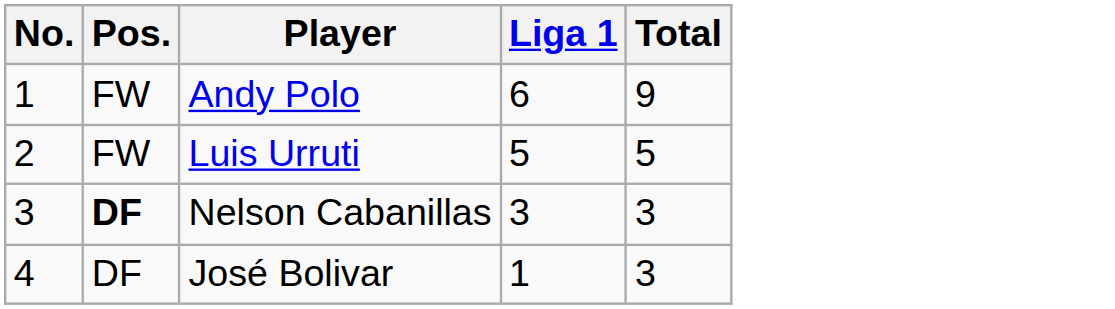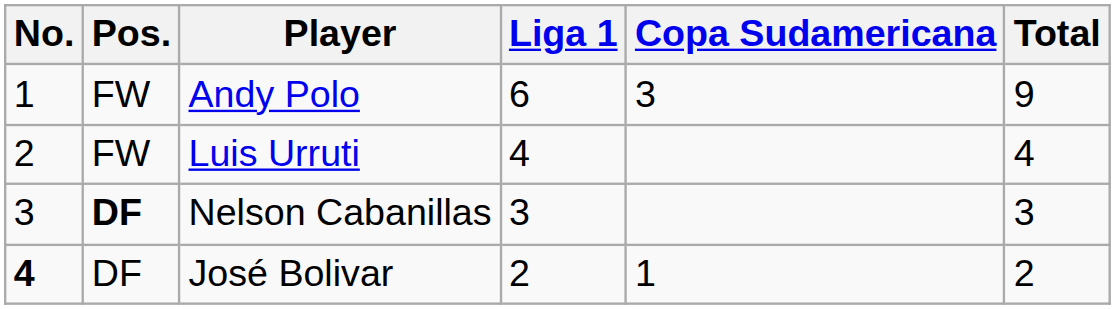+ column: (816, 34)
(519, 153) 5 -> (519, 153) 4
(645, 153) 5 -> (1024, 153) 4
(24, 272) normal -> (24, 272) bold
(519, 272) 1 -> (519, 272) 2
(645, 272) 3 -> (1024, 272) 2
